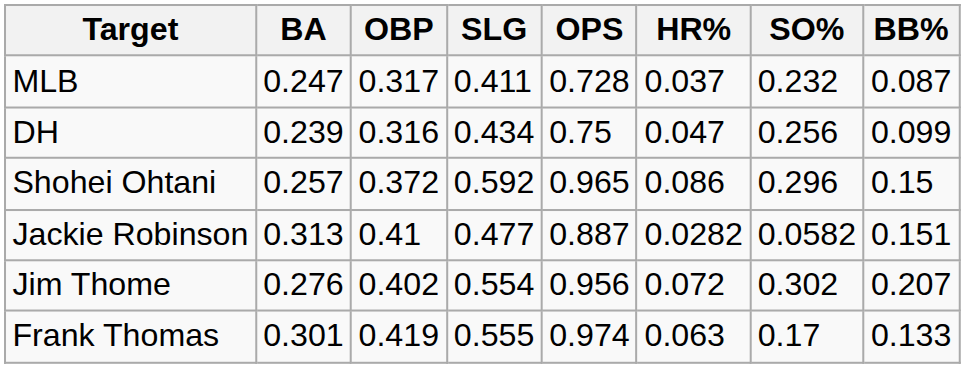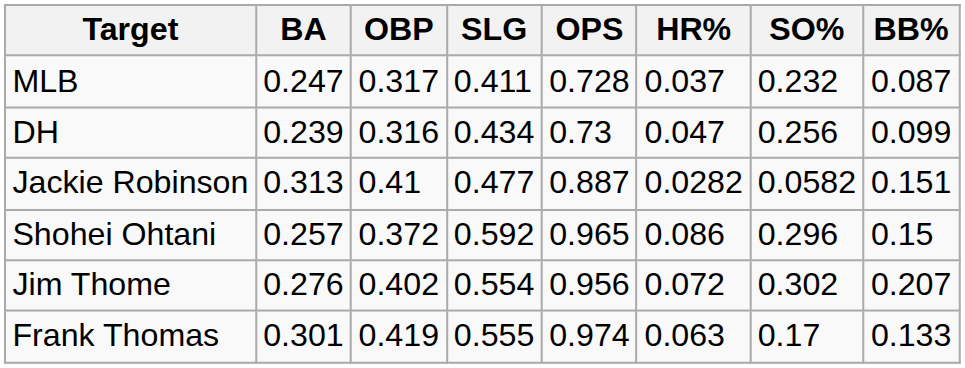(580, 132) 0.75 -> (580, 132) 0.73
rows swapped: (114, 183) <-> (130, 234)
